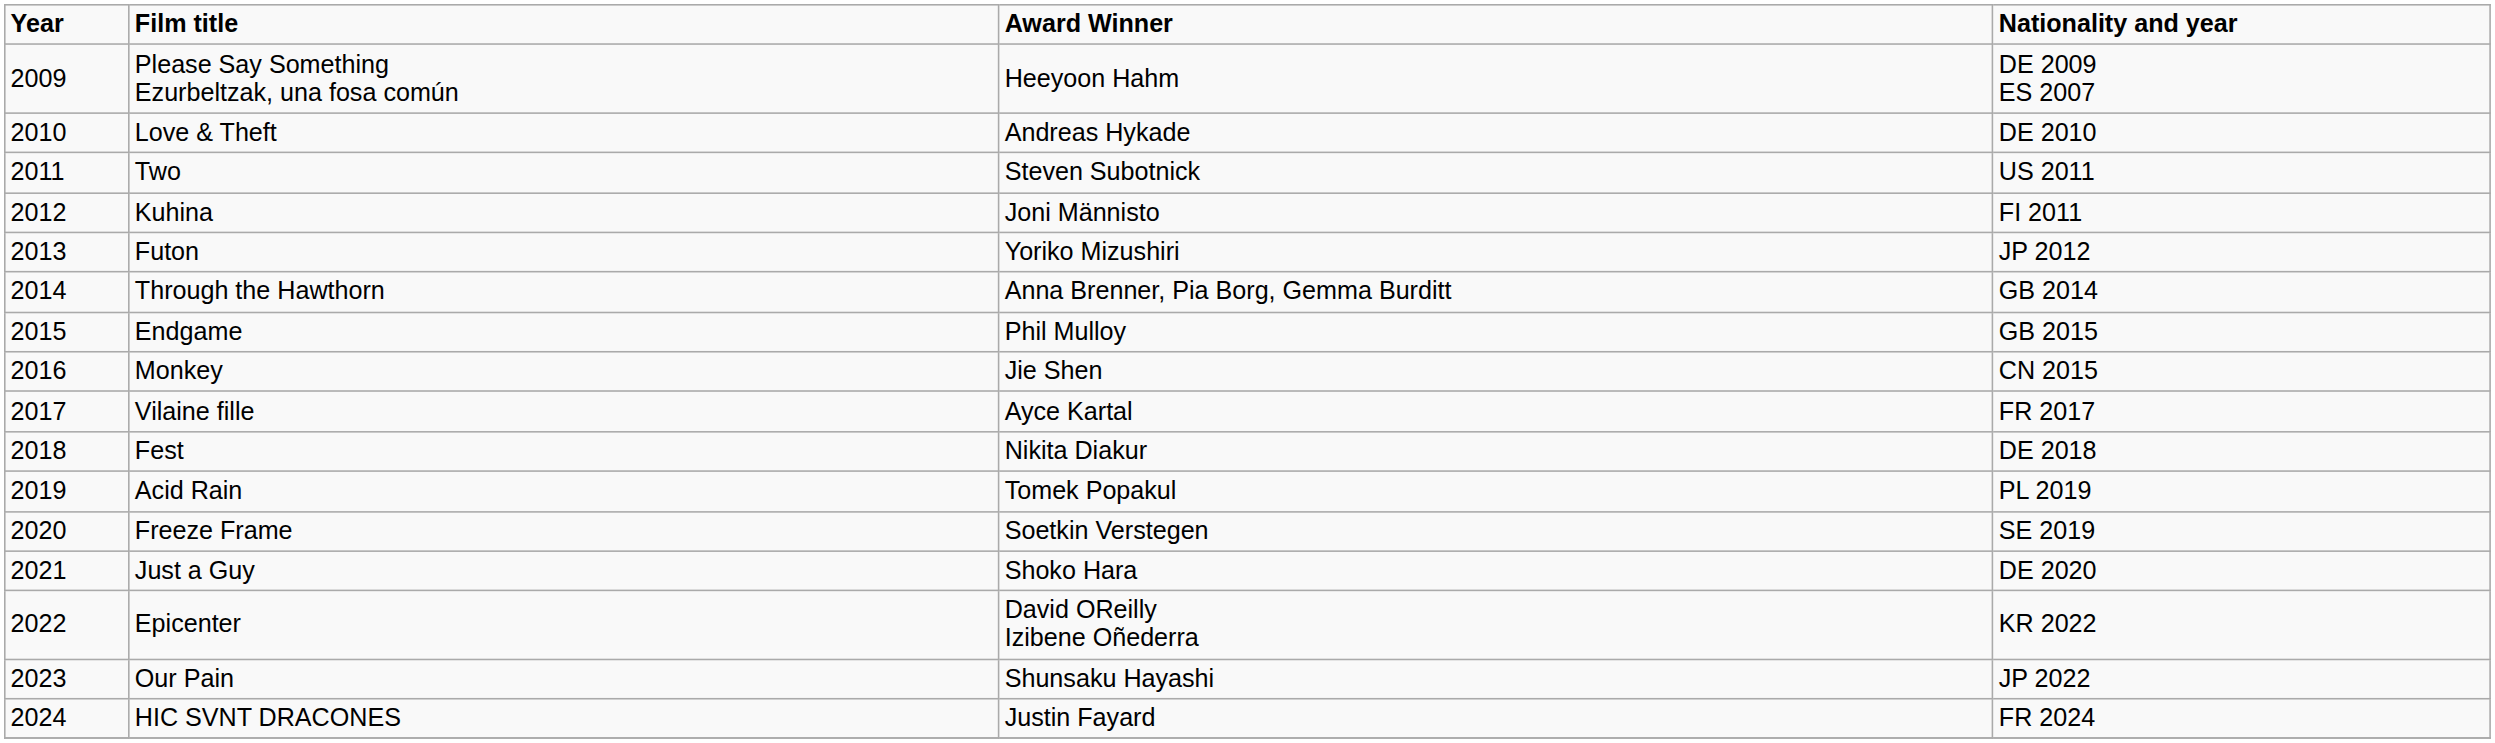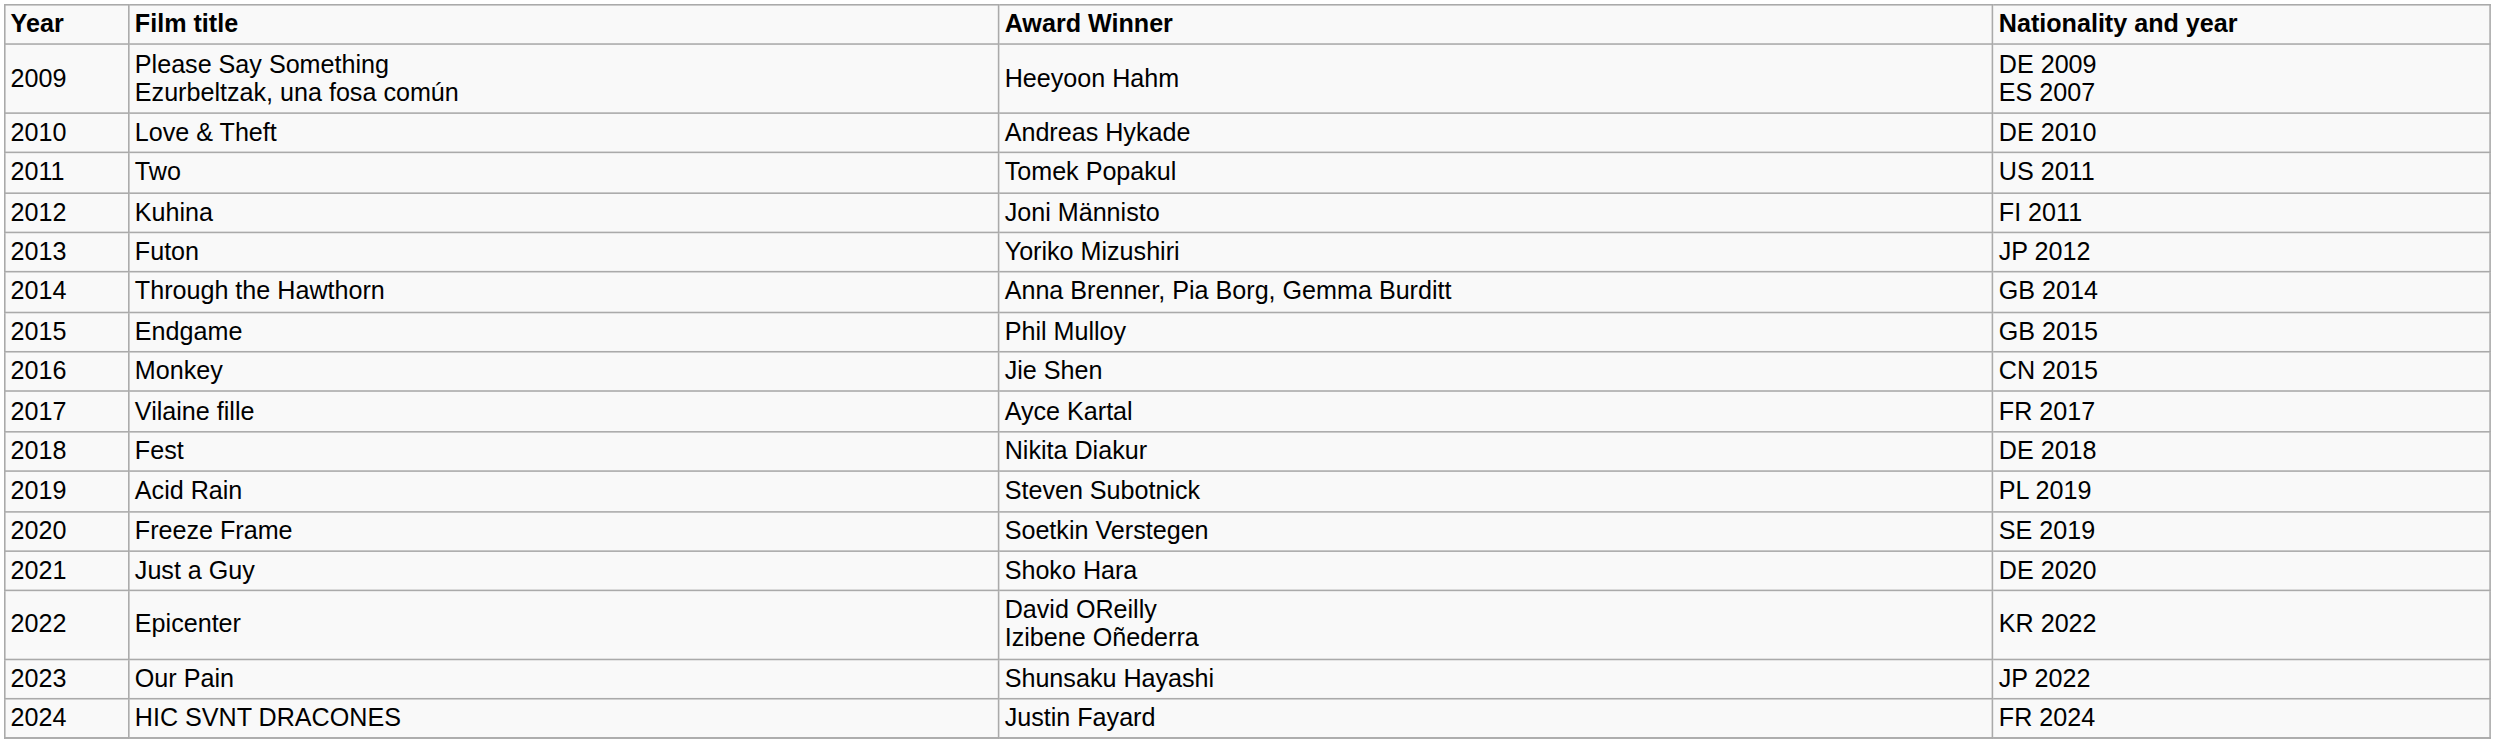(1102, 172) Steven Subotnick -> (1091, 172) Tomek Popakul
(1091, 490) Tomek Popakul -> (1102, 490) Steven Subotnick
